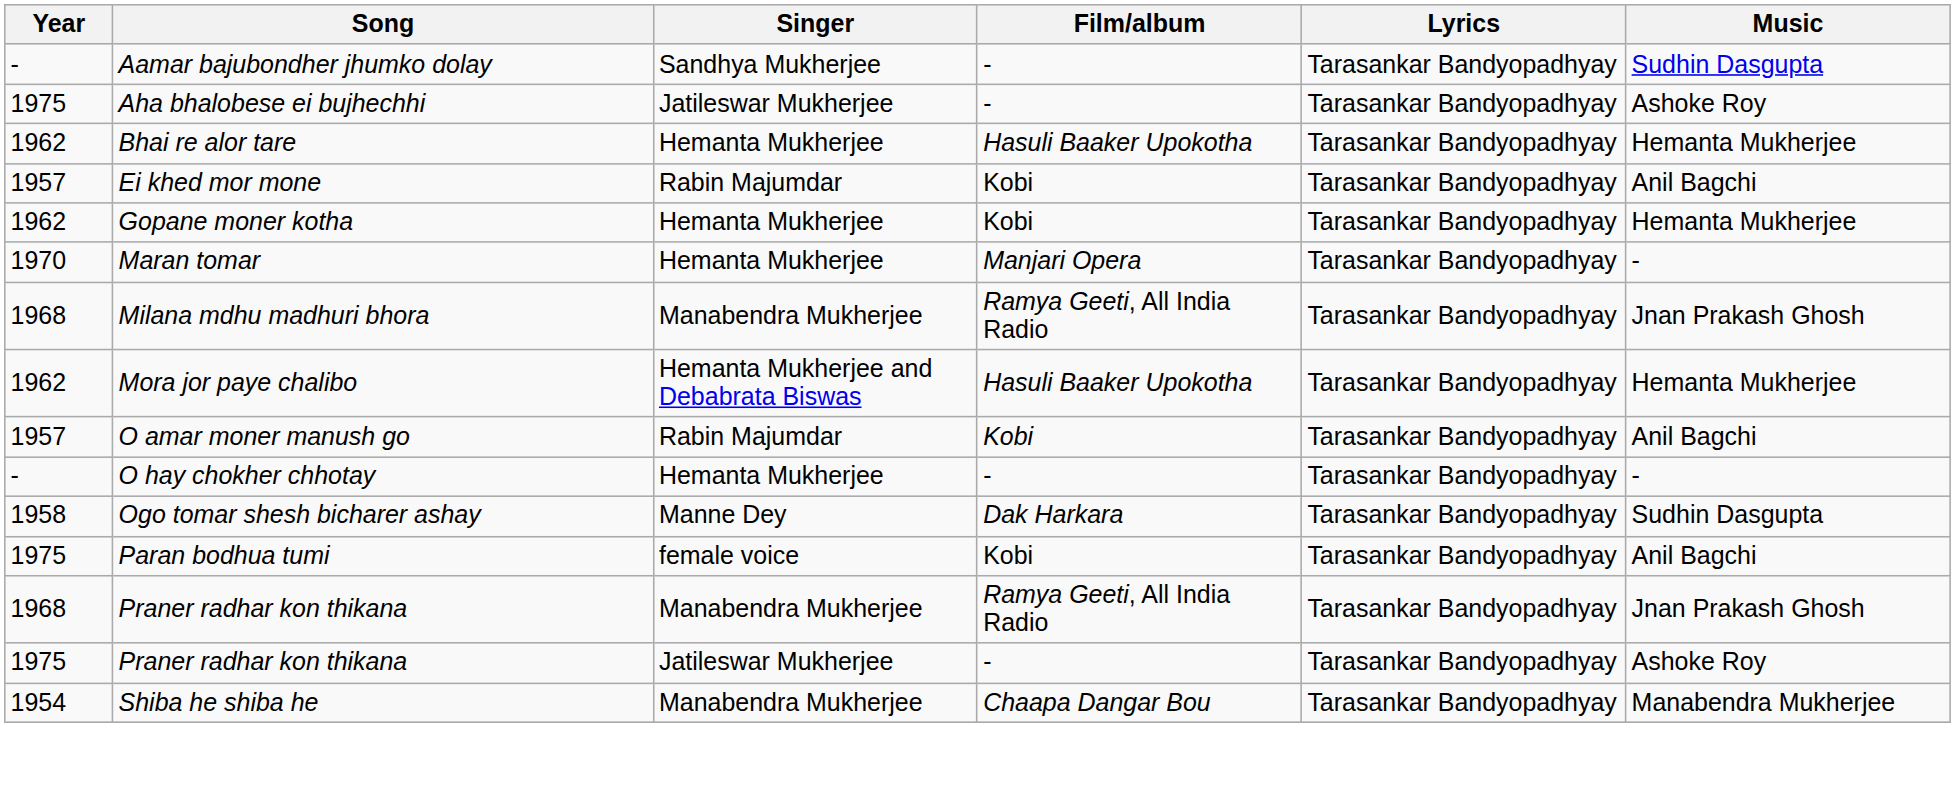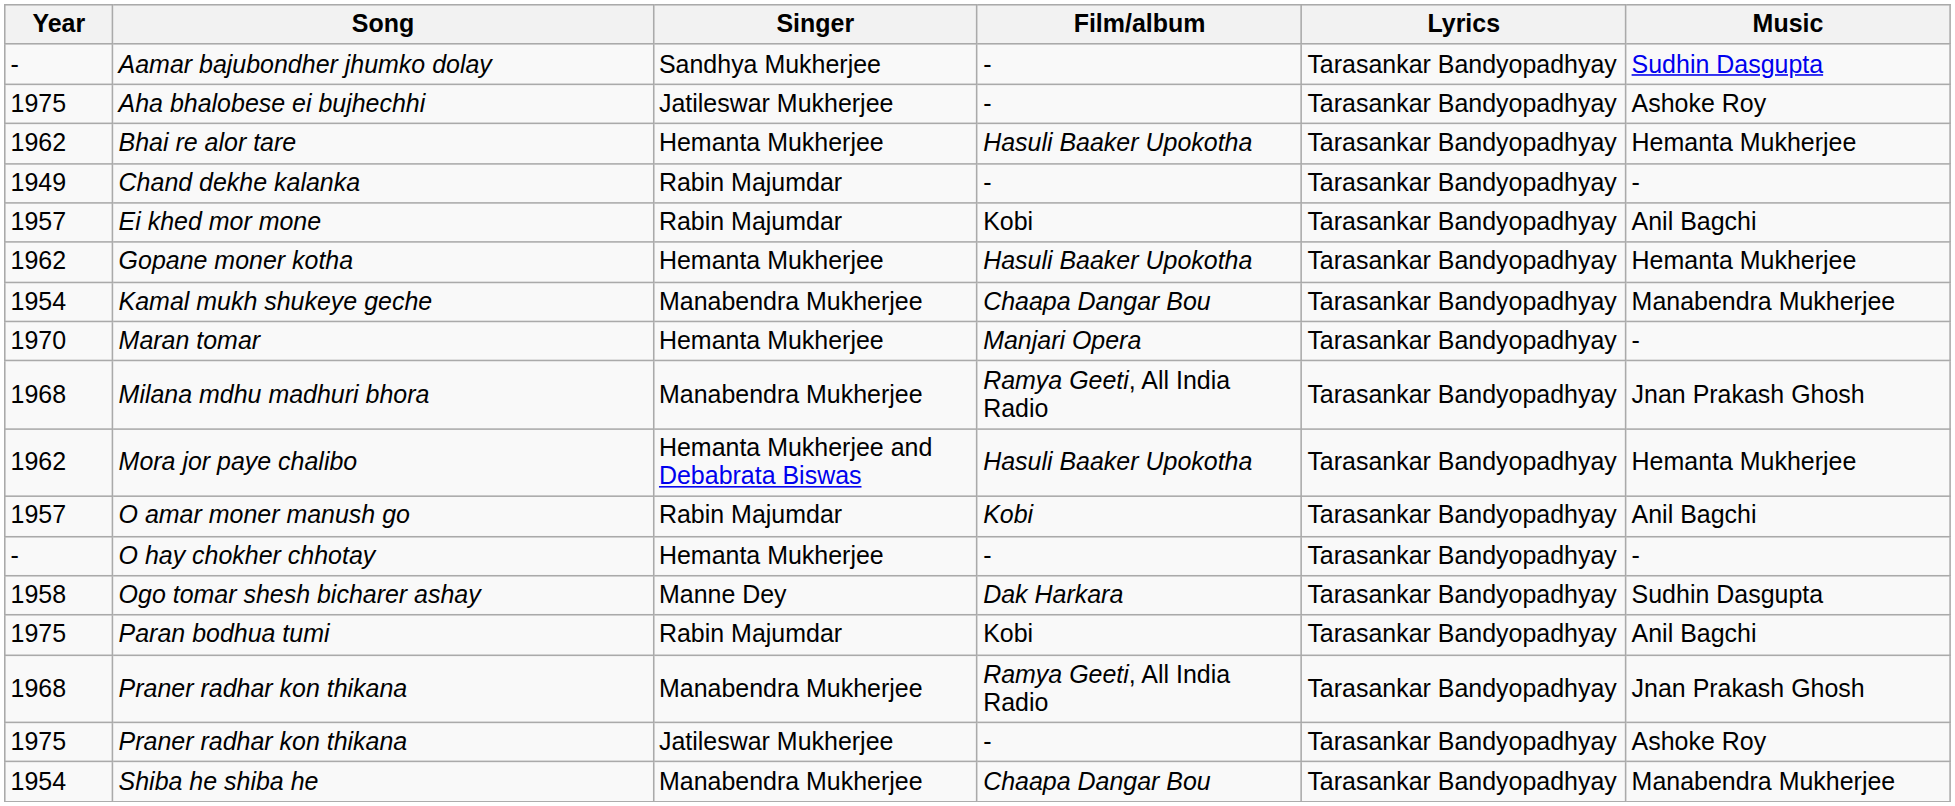+ row: (38, 182)
(1008, 222) Kobi -> (1118, 261) Hasuli Baaker Upokotha
+ row: (38, 301)
(729, 555) female voice -> (751, 634) Rabin Majumdar
